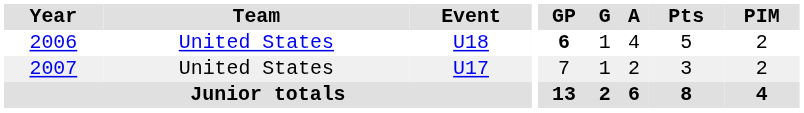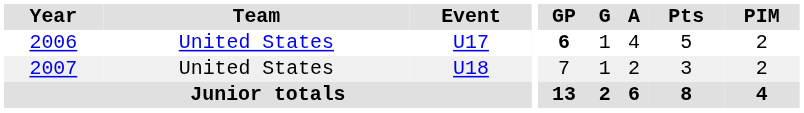(471, 43) U18 -> (471, 43) U17
(471, 69) U17 -> (471, 69) U18
